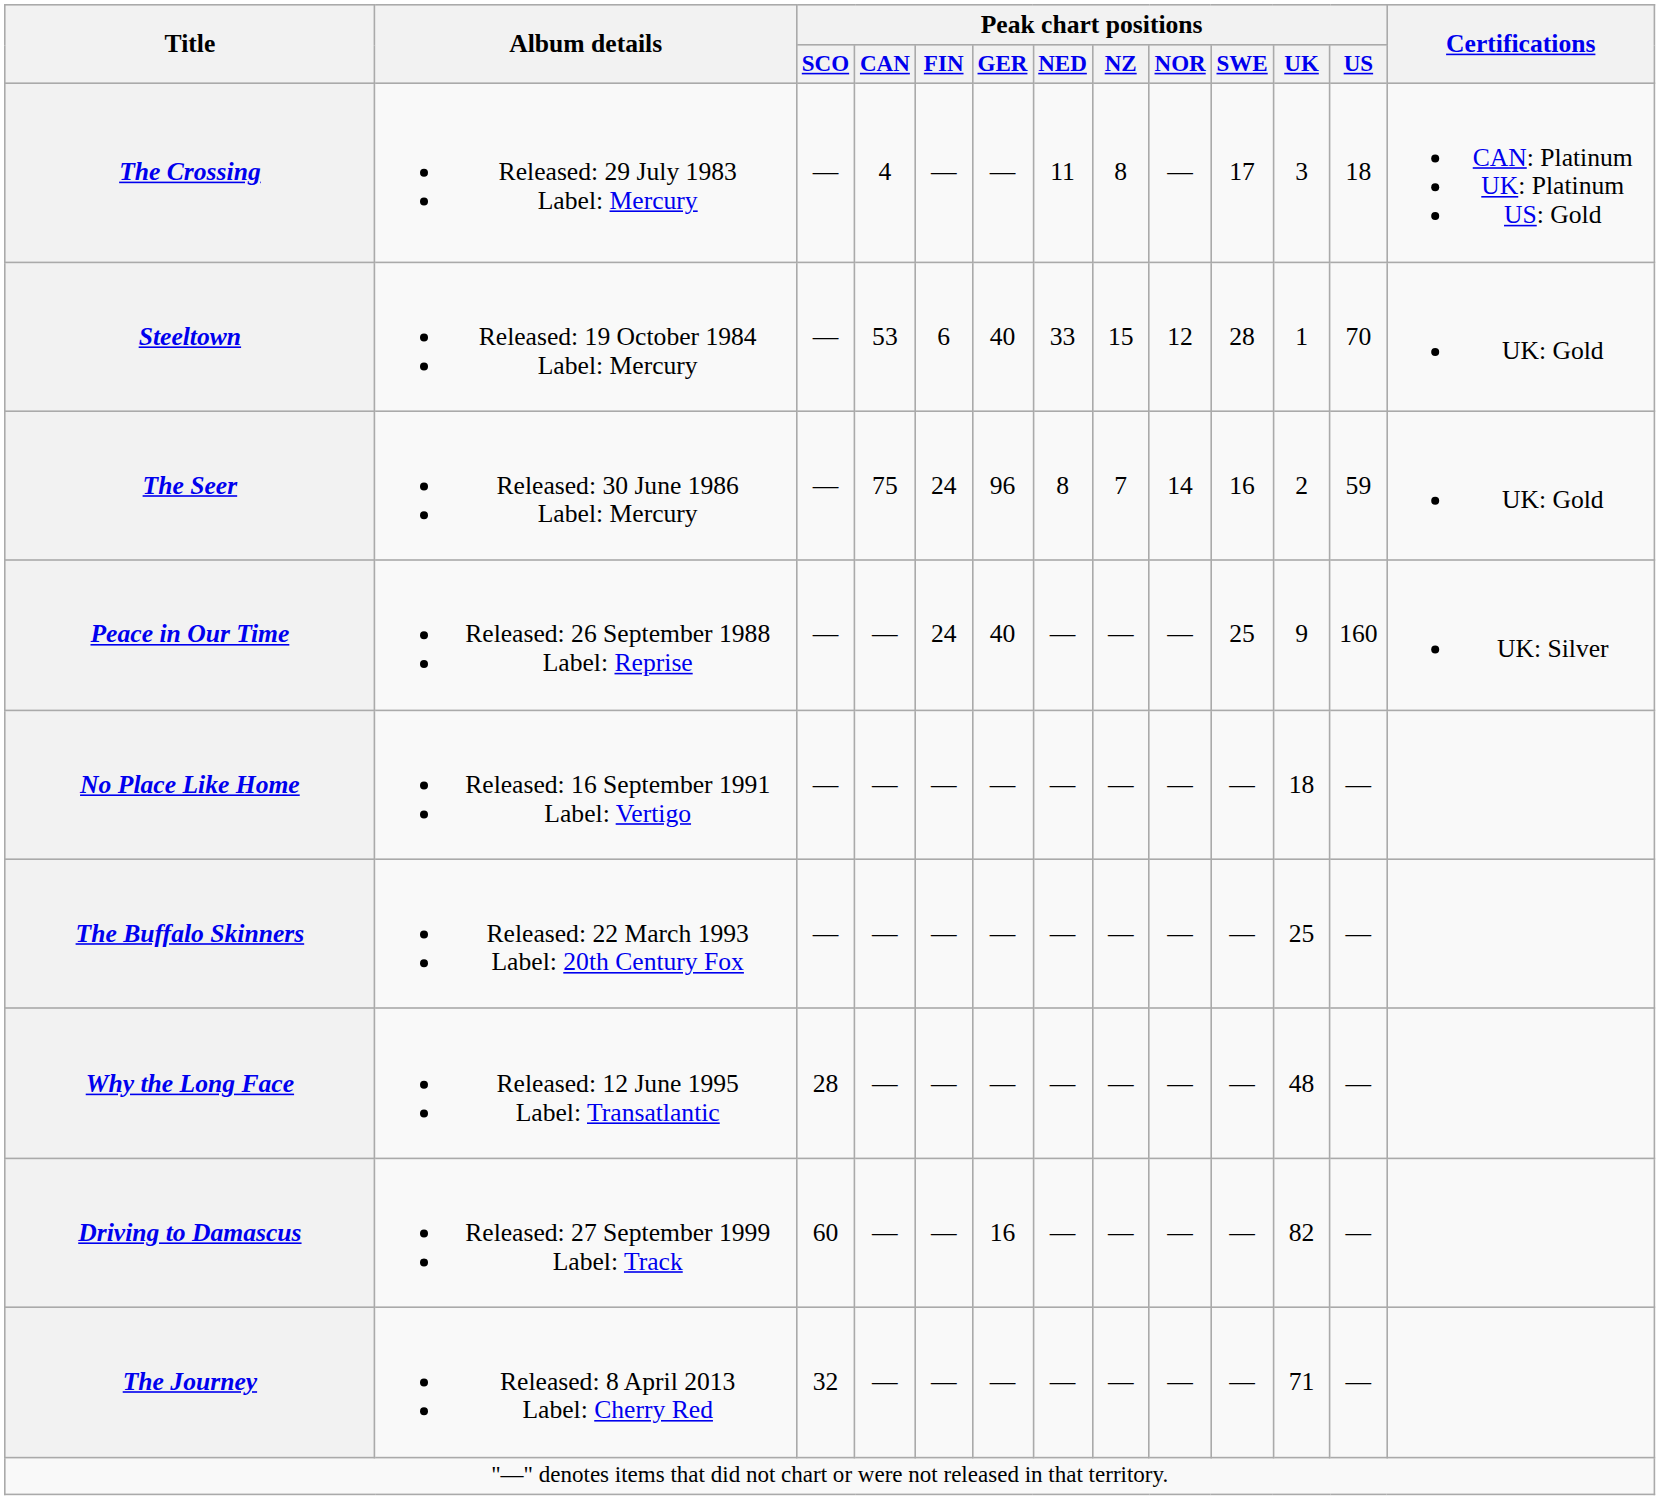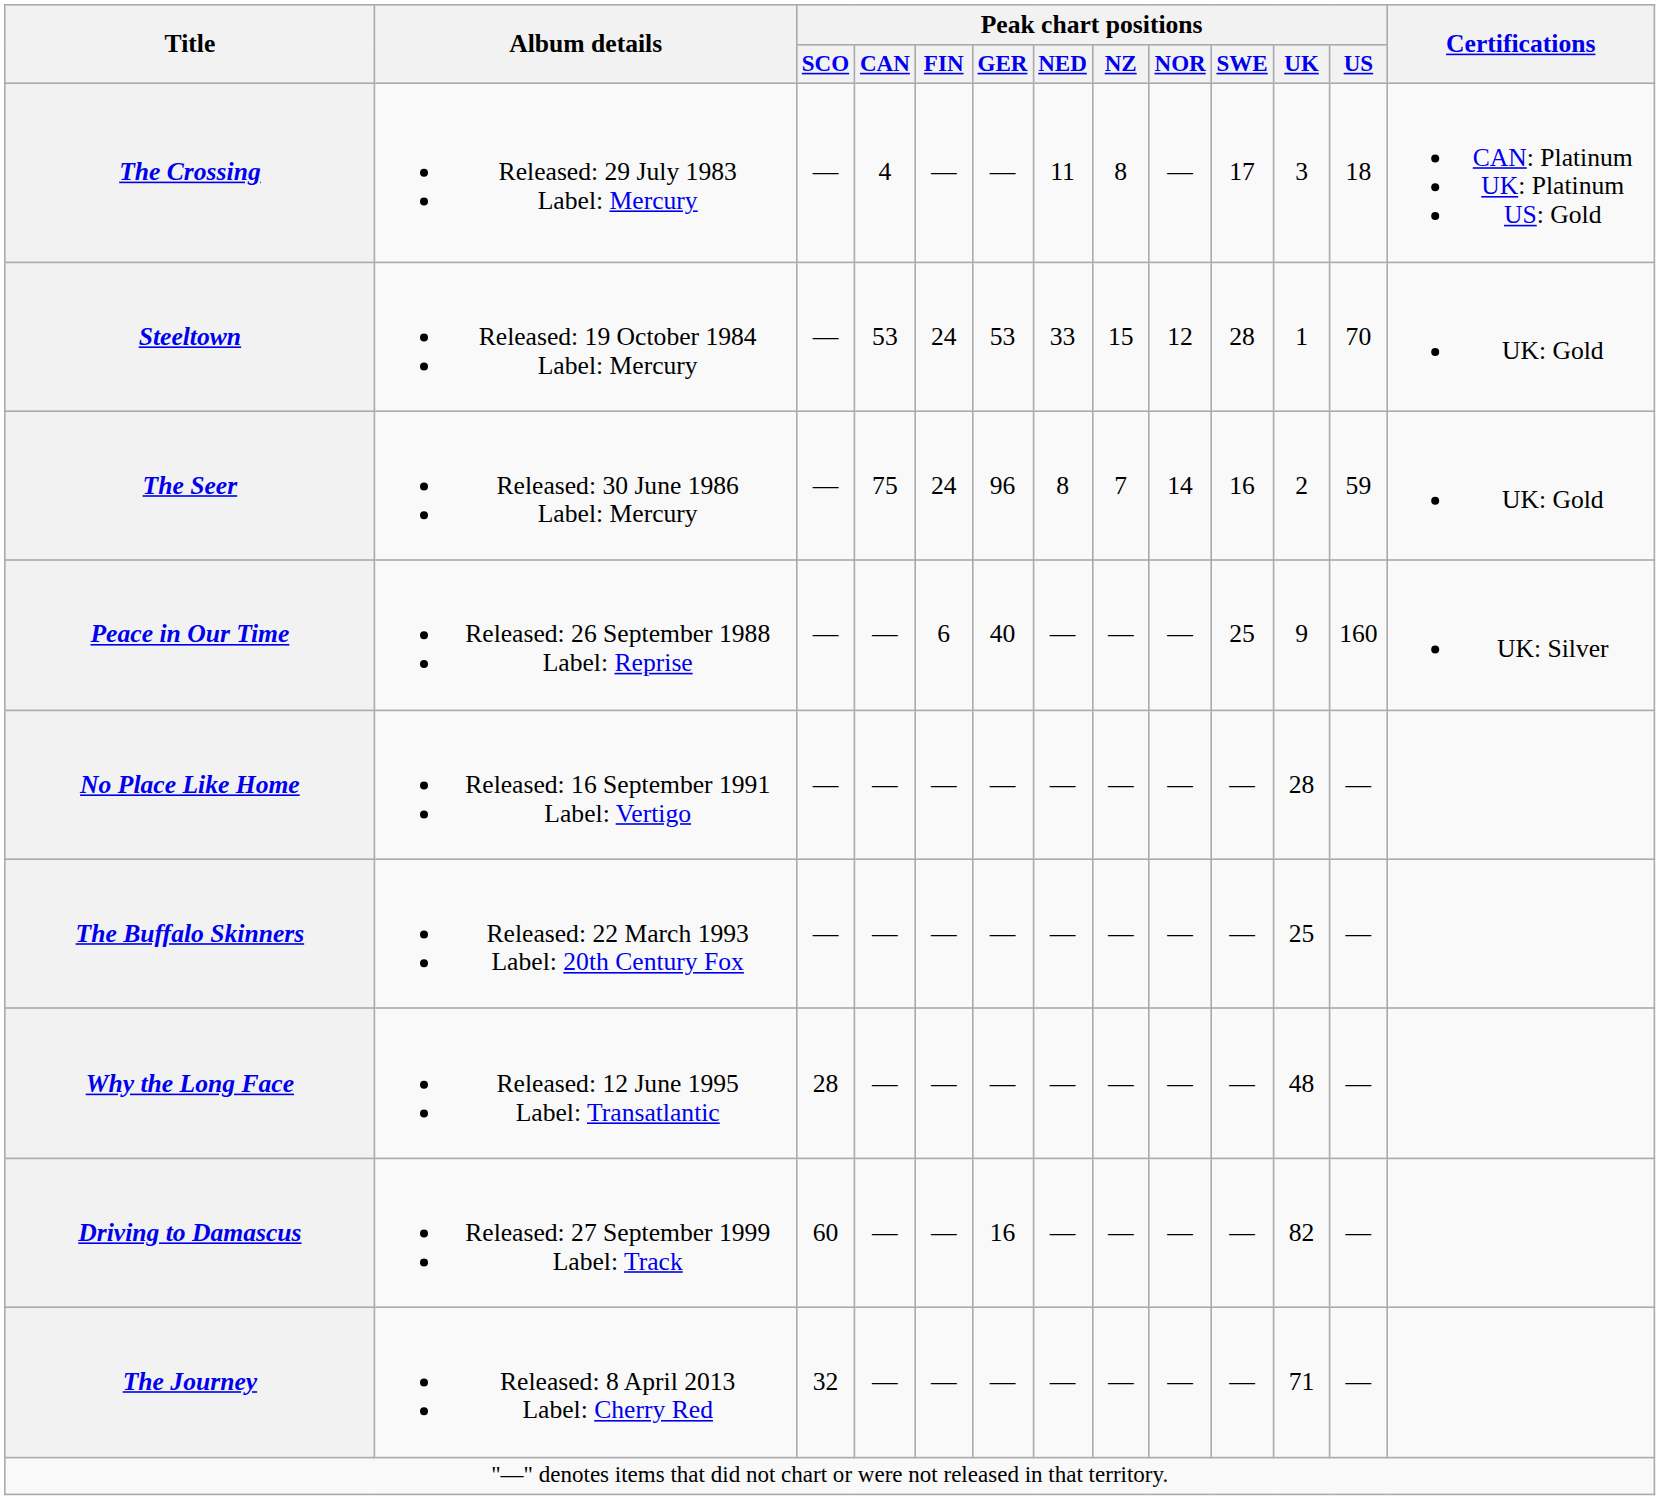(944, 336) 6 -> (944, 336) 24
(1002, 336) 40 -> (1002, 336) 53
(944, 634) 24 -> (944, 634) 6
(1302, 784) 18 -> (1302, 784) 28
